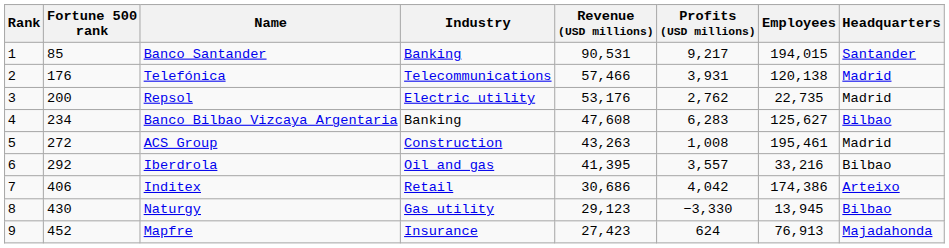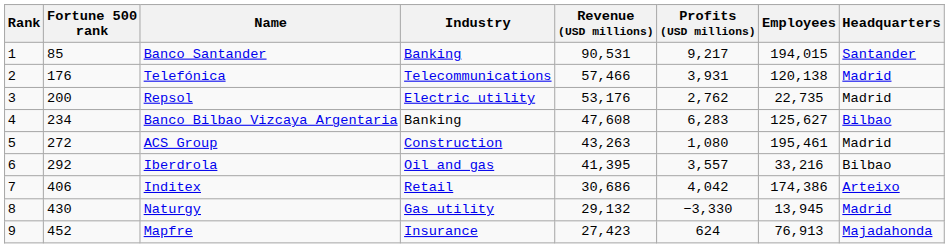(708, 143) 1,008 -> (708, 143) 1,080
(606, 209) 29,123 -> (606, 209) 29,132
(867, 209) Bilbao -> (867, 209) Madrid
